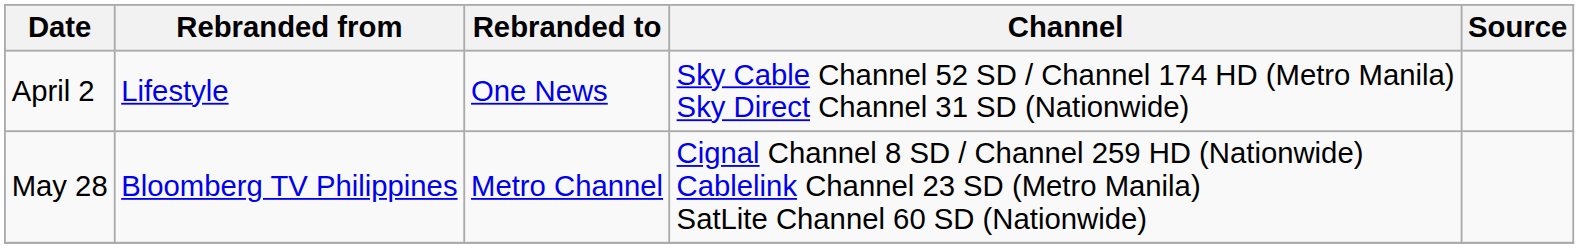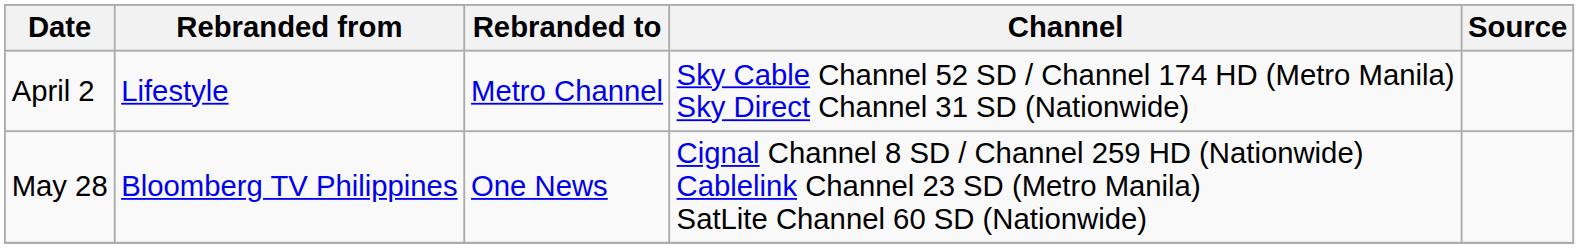(539, 90) One News -> (567, 90) Metro Channel
(567, 186) Metro Channel -> (539, 186) One News
